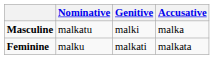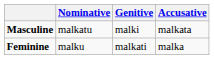(171, 29) malka -> (175, 29) malkata
(175, 46) malkata -> (171, 46) malka
